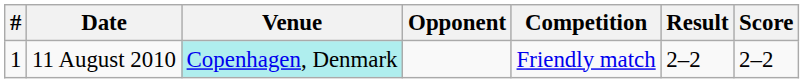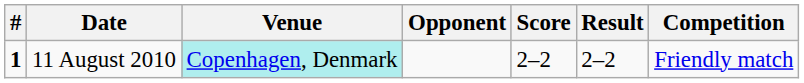columns swapped: (766, 22) <-> (586, 22)
(16, 58) normal -> (16, 58) bold
